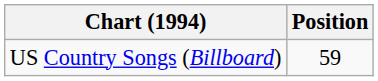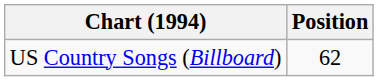(330, 57) 59 -> (330, 57) 62
